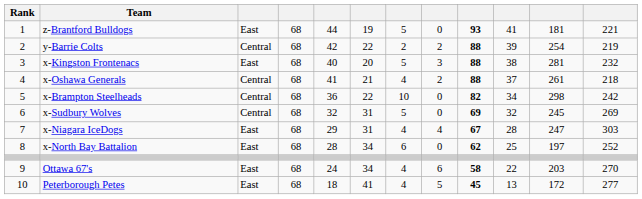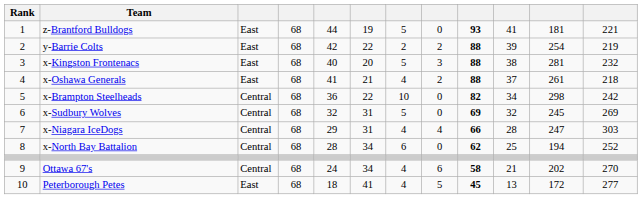(256, 46) Central -> (249, 46) East
(256, 79) Central -> (249, 79) East
(249, 130) East -> (256, 130) Central
(476, 130) 67 -> (476, 130) 66
(249, 146) East -> (256, 146) Central
(556, 146) 197 -> (556, 146) 194
(249, 168) East -> (256, 168) Central
(511, 168) 22 -> (511, 168) 21
(556, 168) 203 -> (556, 168) 202
